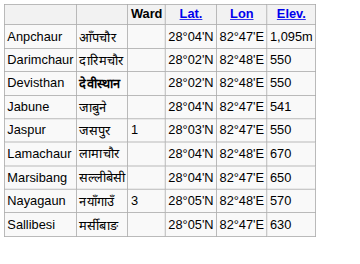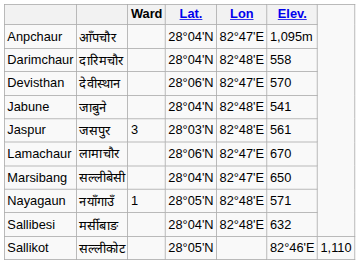(191, 60) 28°02'N -> (191, 60) 28°04'N
(281, 60) 550 -> (281, 60) 558
(100, 84) bold -> (100, 84) normal
(191, 83) 28°02'N -> (191, 83) 28°06'N
(242, 83) 82°48'E -> (242, 83) 82°47'E
(281, 83) 550 -> (281, 83) 570
(242, 107) 82°47'E -> (242, 107) 82°48'E
(134, 130) 1 -> (134, 130) 3
(242, 130) 82°47'E -> (242, 130) 82°48'E
(281, 130) 550 -> (281, 130) 561
(191, 154) 28°04'N -> (191, 154) 28°06'N
(242, 154) 82°48'E -> (242, 154) 82°47'E
(134, 201) 3 -> (134, 201) 1
(281, 201) 570 -> (281, 201) 571
(191, 224) 28°05'N -> (191, 224) 28°04'N
(242, 224) 82°47'E -> (242, 224) 82°48'E
(281, 224) 630 -> (281, 224) 632
+ row: (28, 248)
